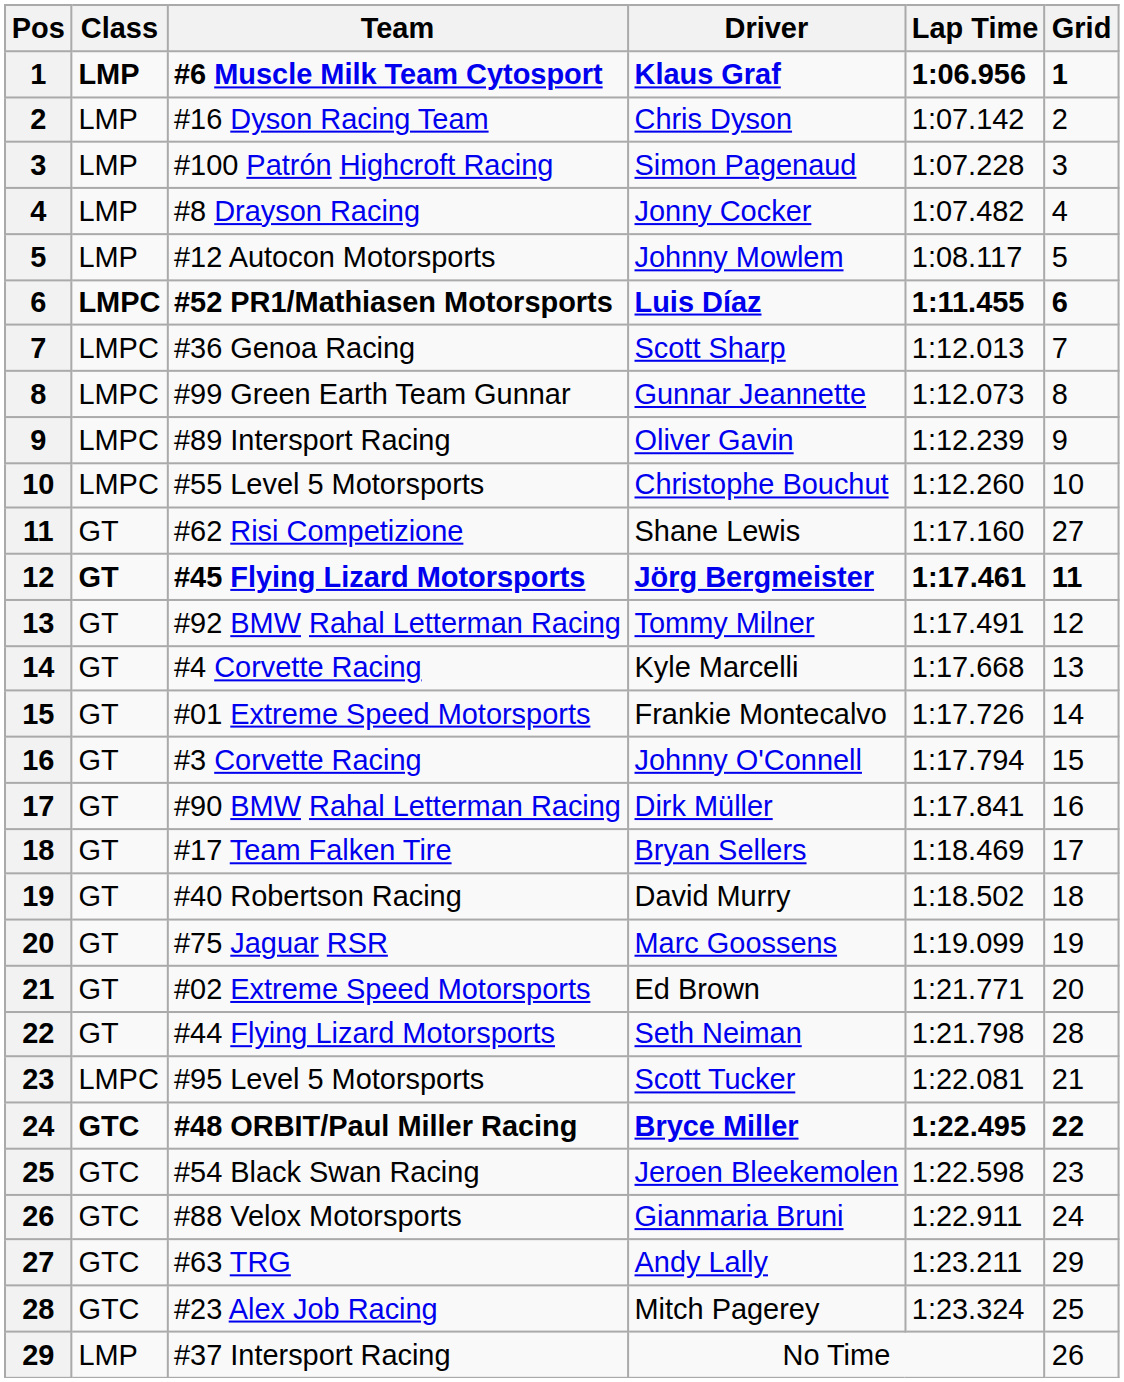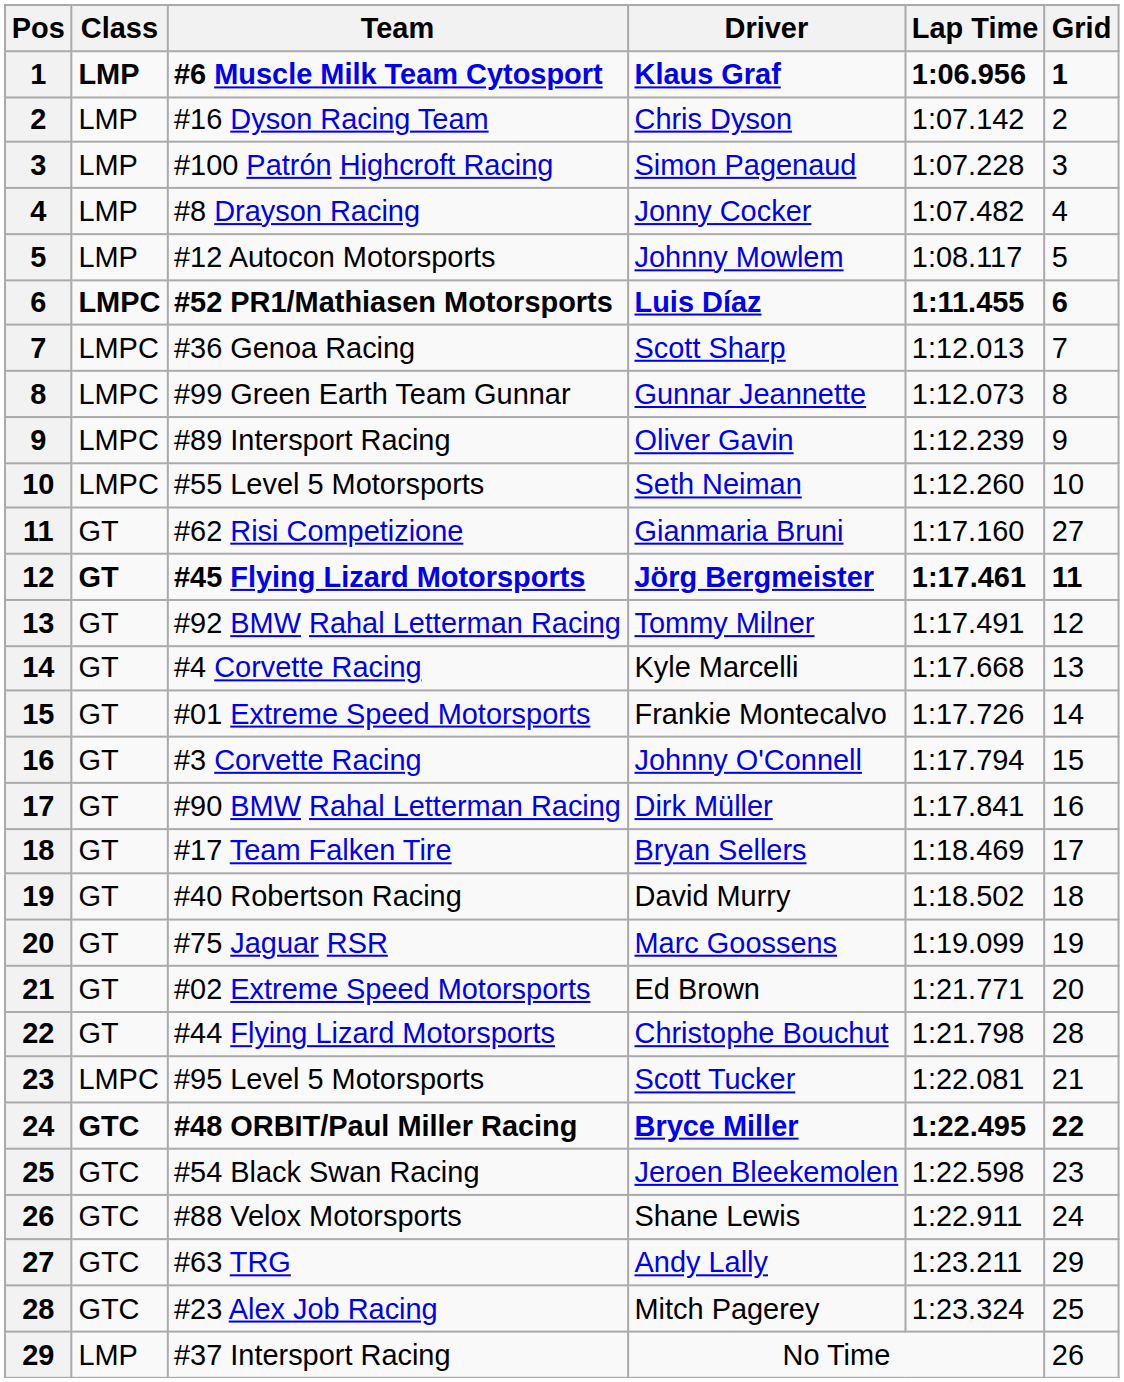(762, 486) Christophe Bouchut -> (718, 486) Seth Neiman
(717, 531) Shane Lewis -> (739, 531) Gianmaria Bruni
(718, 1034) Seth Neiman -> (762, 1034) Christophe Bouchut
(739, 1217) Gianmaria Bruni -> (717, 1217) Shane Lewis
